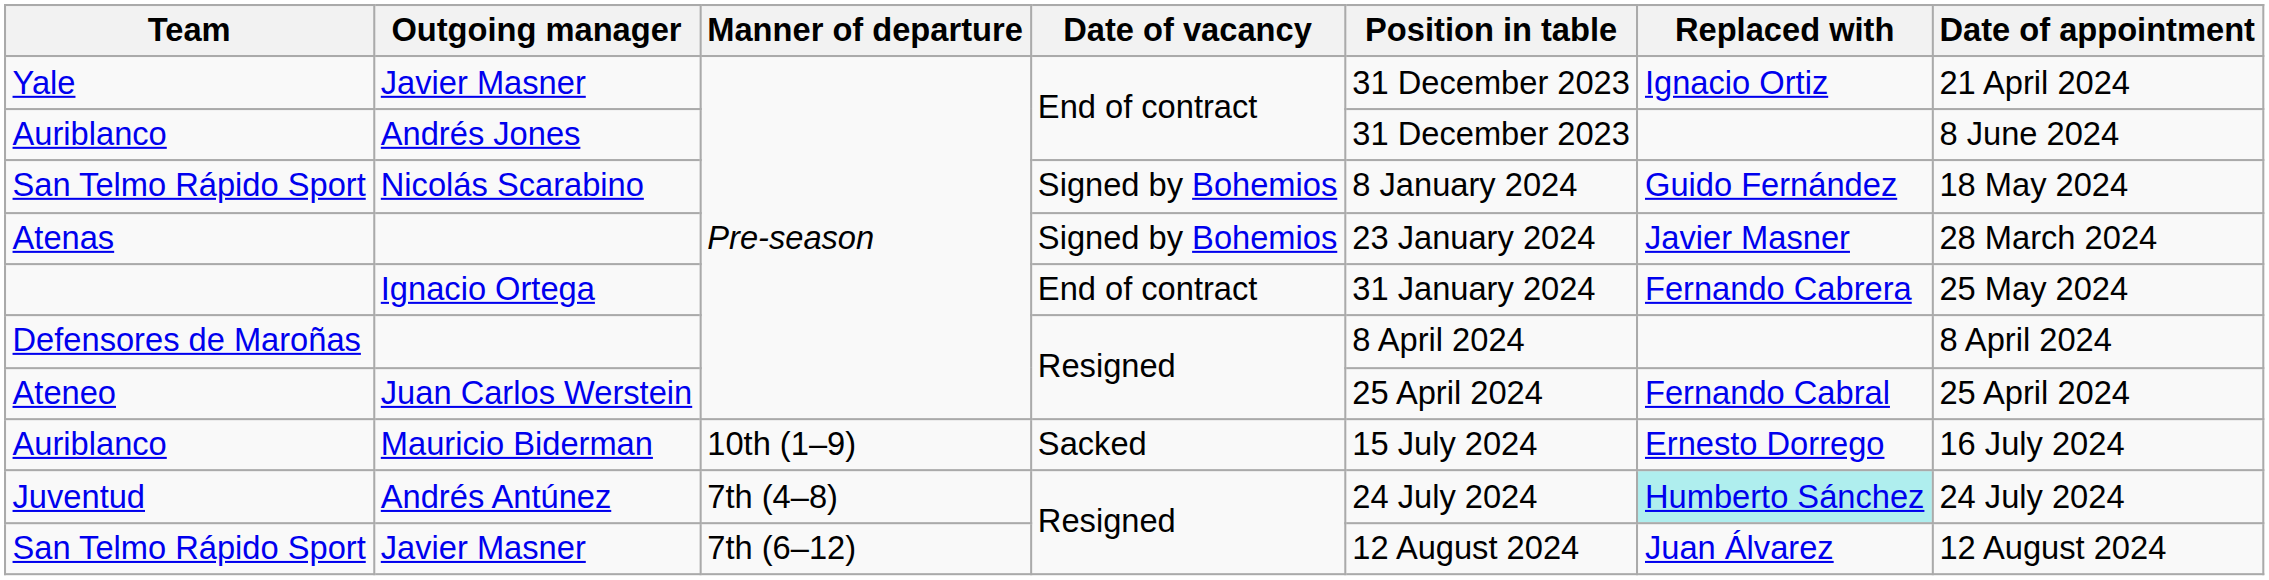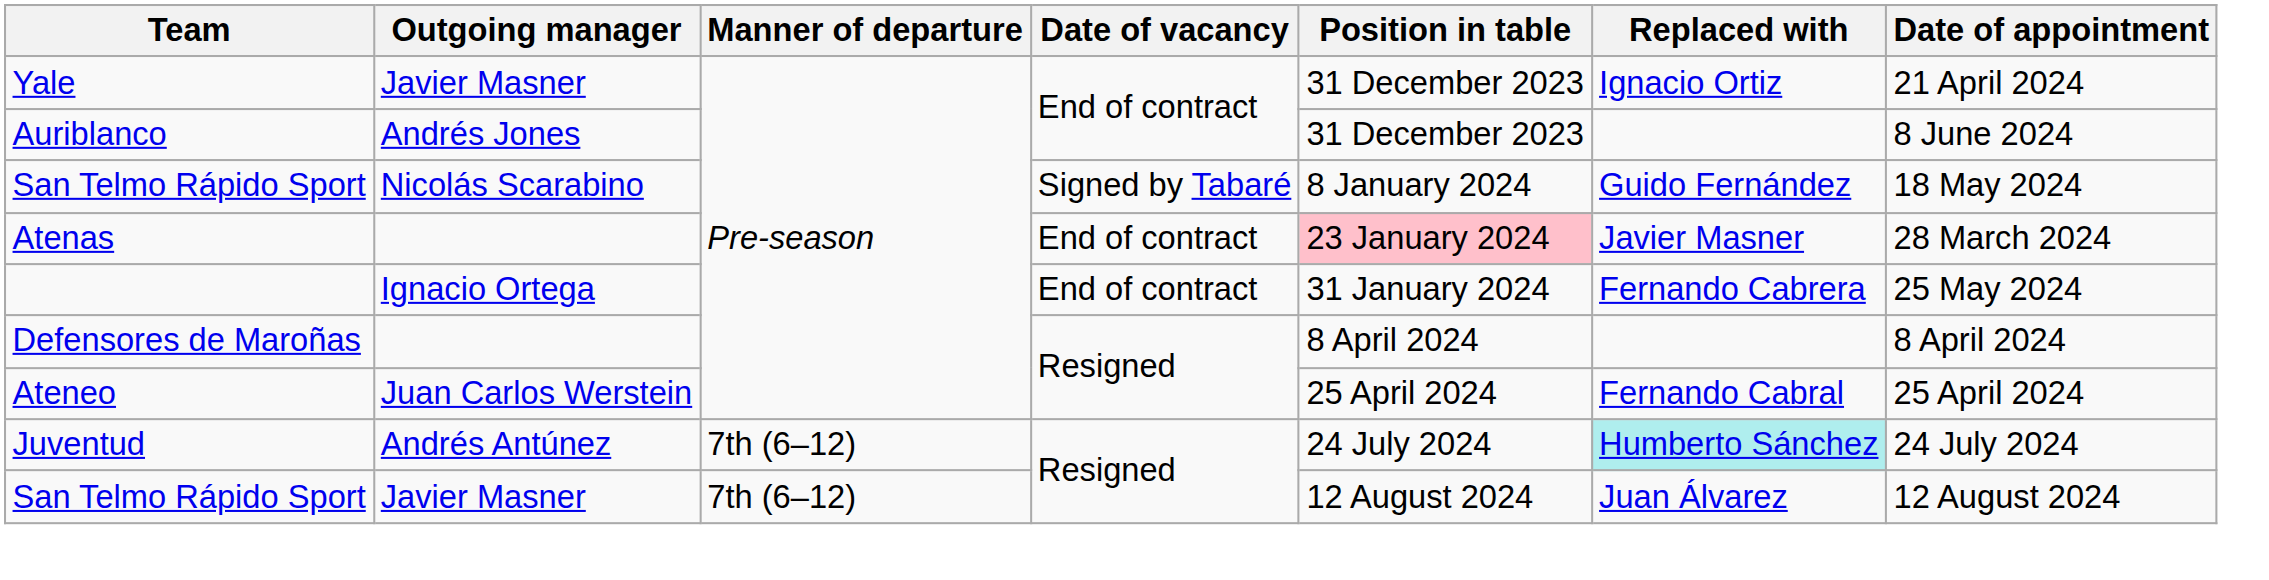(1188, 185) Signed by Bohemios -> (1165, 185) Signed by Tabaré
(1188, 237) Signed by Bohemios -> (1148, 237) End of contract
(1474, 237) no background -> (1428, 237) pink background
- row: (90, 444)
(773, 496) 7th (4–8) -> (782, 444) 7th (6–12)
